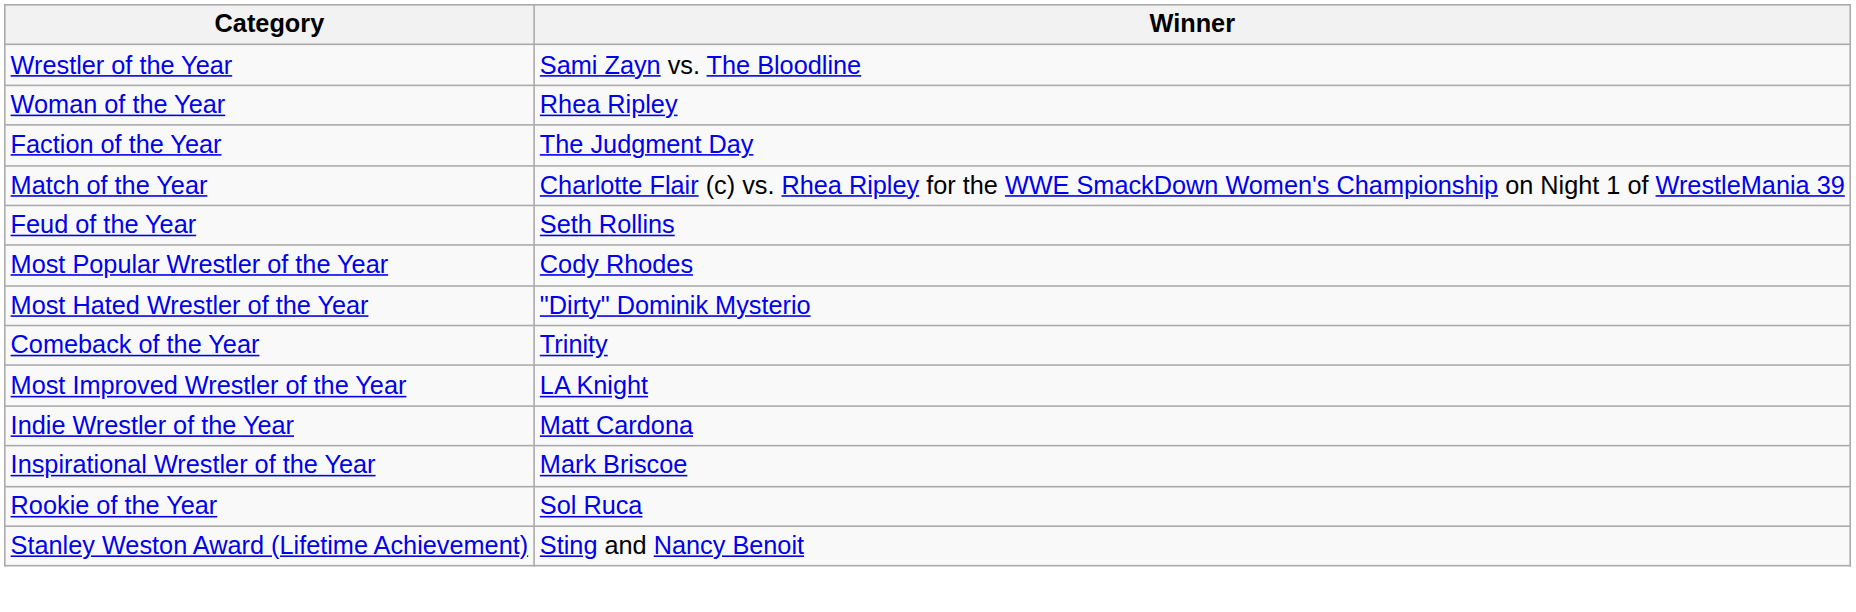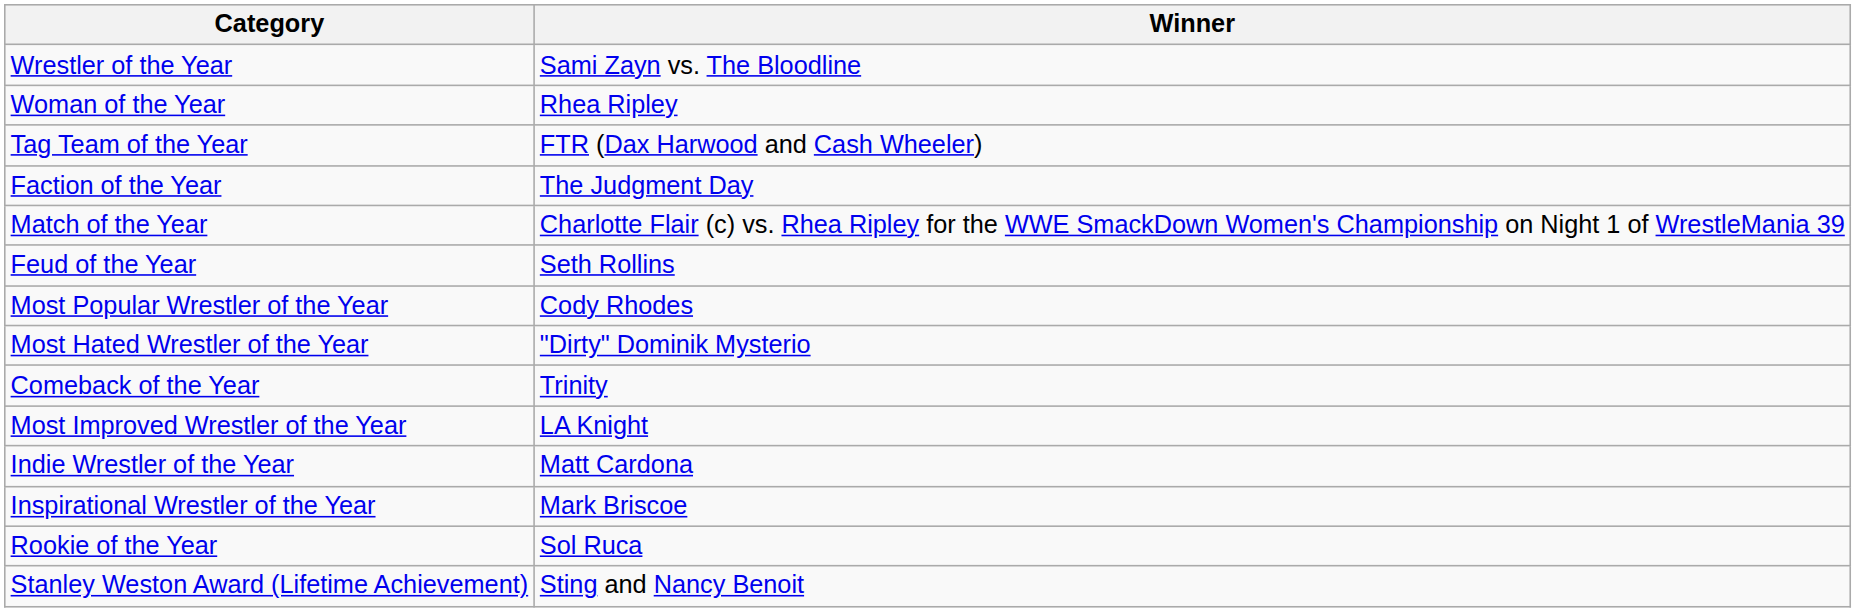+ row: (129, 144)
